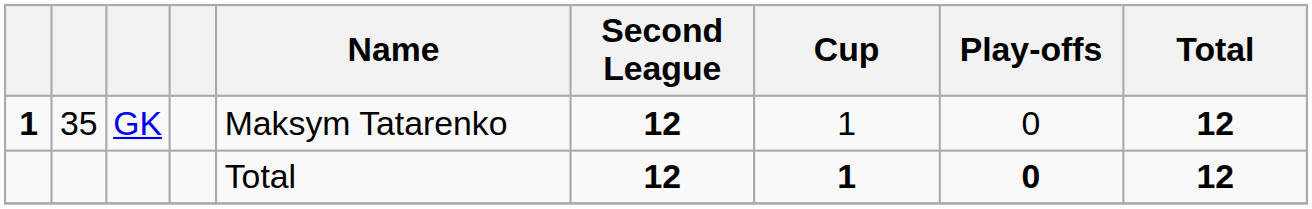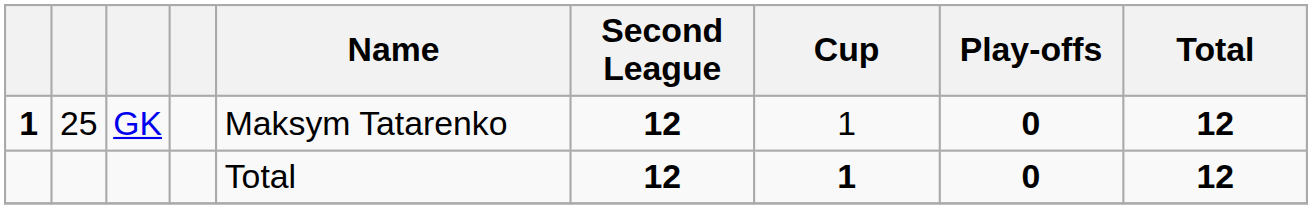(79, 122) 35 -> (79, 122) 25
(1031, 122) normal -> (1031, 122) bold
